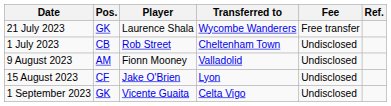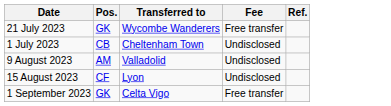- column: (158, 12)
(329, 93) Undisclosed -> (254, 93) Free transfer
